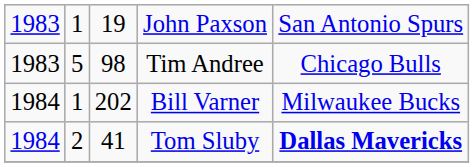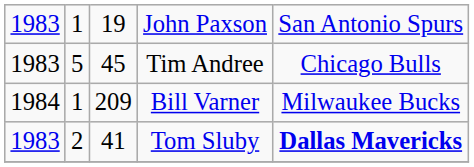(113, 63) 98 -> (113, 63) 45
(113, 102) 202 -> (113, 102) 209
(35, 141) 1984 -> (35, 141) 1983
